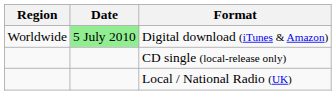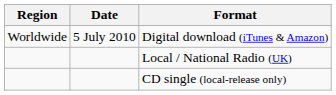(104, 36) lightgreen background -> (104, 36) no background
rows swapped: (217, 79) <-> (214, 57)
